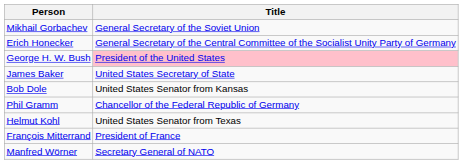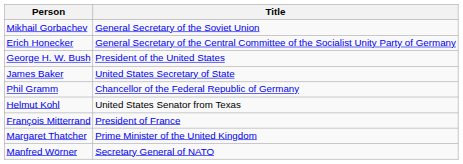(160, 58) pink background -> (160, 58) no background
- row: (27, 89)
+ row: (47, 136)
